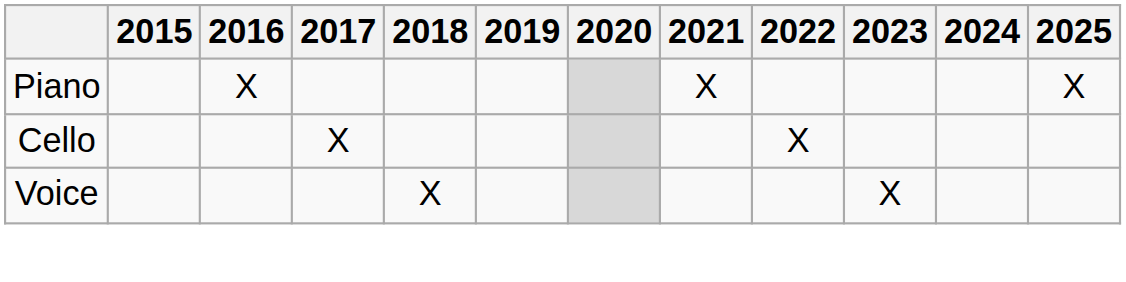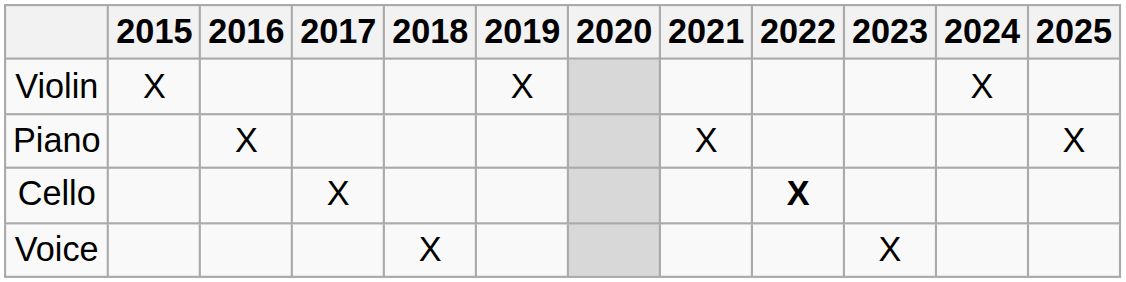+ row: (57, 85)
(798, 140) normal -> (798, 194) bold
